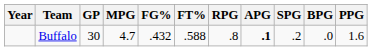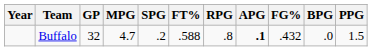columns swapped: (156, 15) <-> (289, 15)
(94, 35) 30 -> (94, 35) 32
(356, 35) 1.6 -> (356, 35) 1.5
